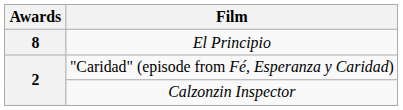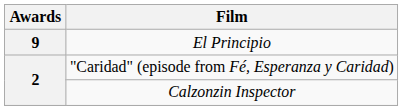(35, 42) 8 -> (35, 42) 9
